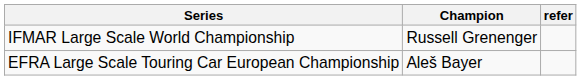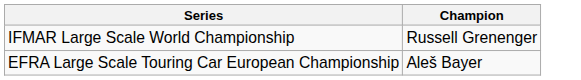- column: (558, 15)
